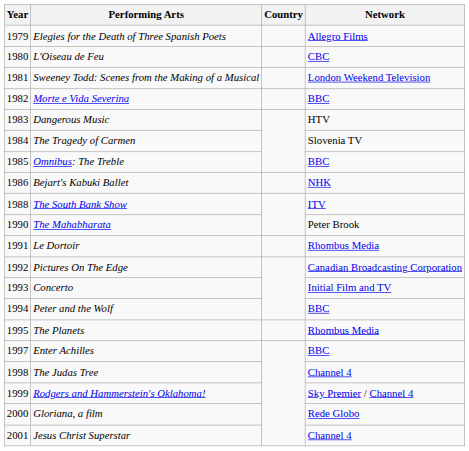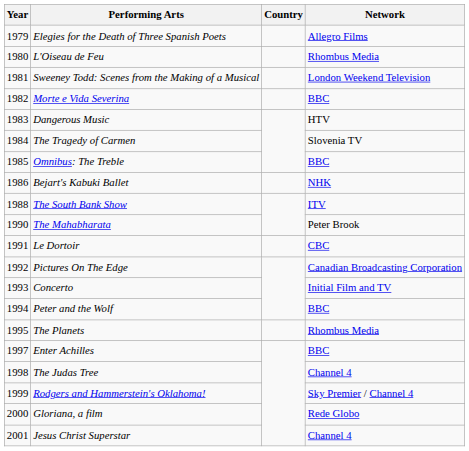(319, 57) CBC -> (343, 57) Rhombus Media
(343, 246) Rhombus Media -> (319, 246) CBC
